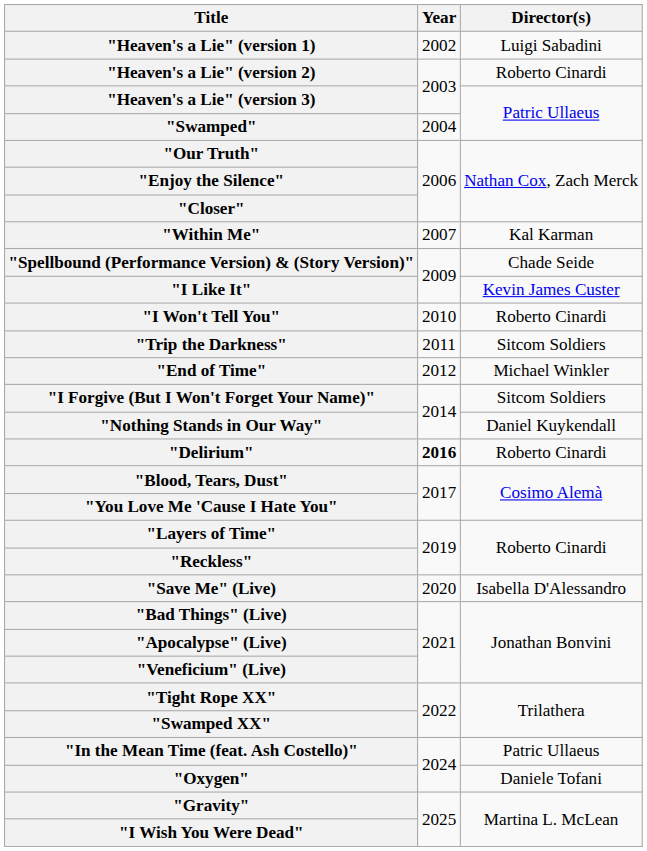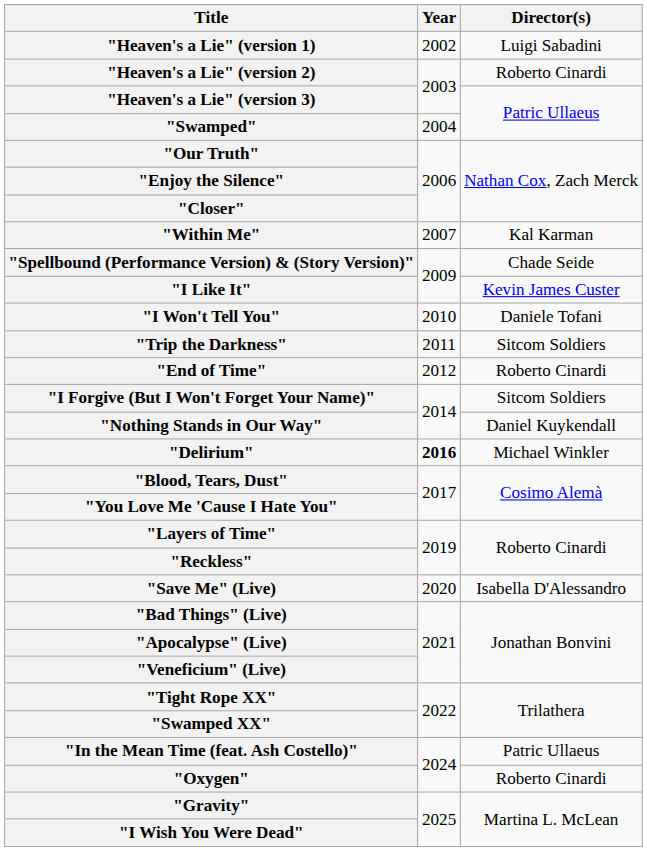(551, 316) Roberto Cinardi -> (551, 316) Daniele Tofani
(551, 371) Michael Winkler -> (551, 371) Roberto Cinardi
(551, 452) Roberto Cinardi -> (551, 452) Michael Winkler
(551, 778) Daniele Tofani -> (551, 778) Roberto Cinardi
